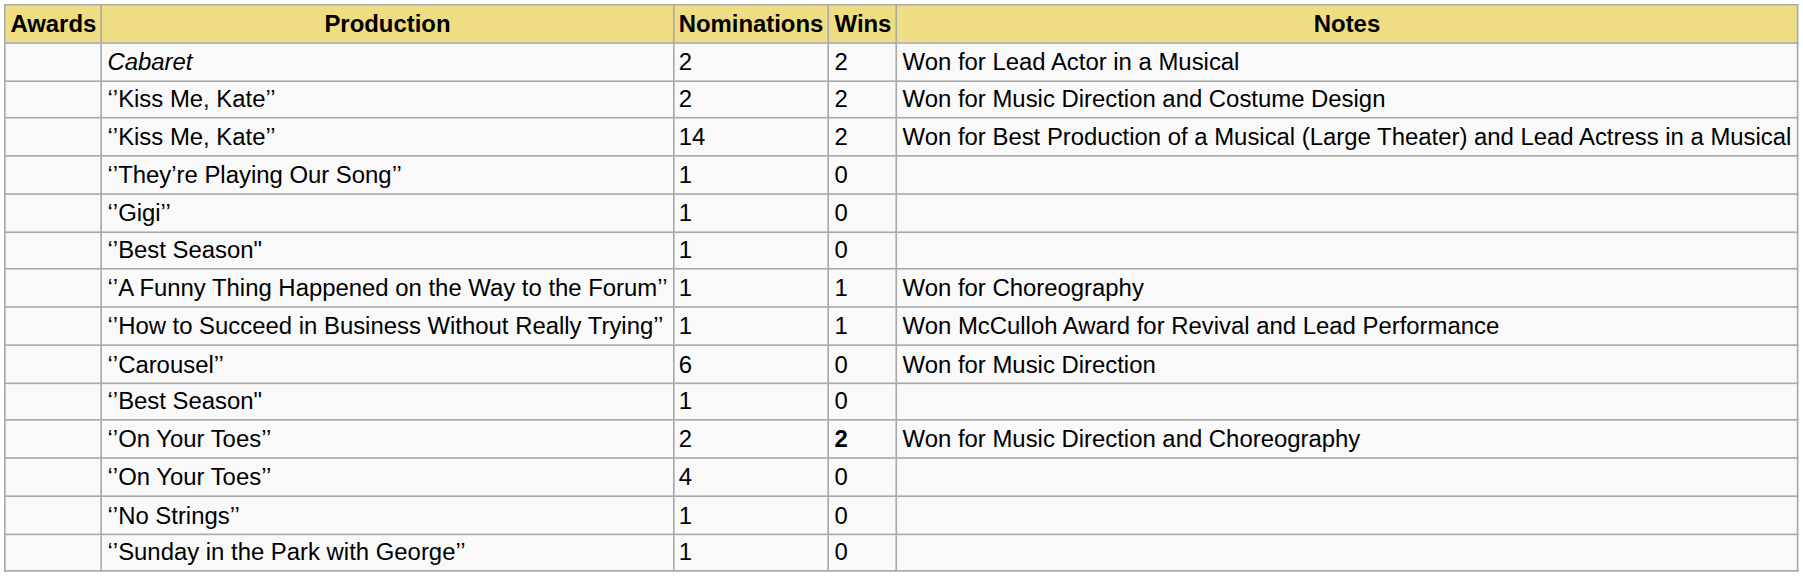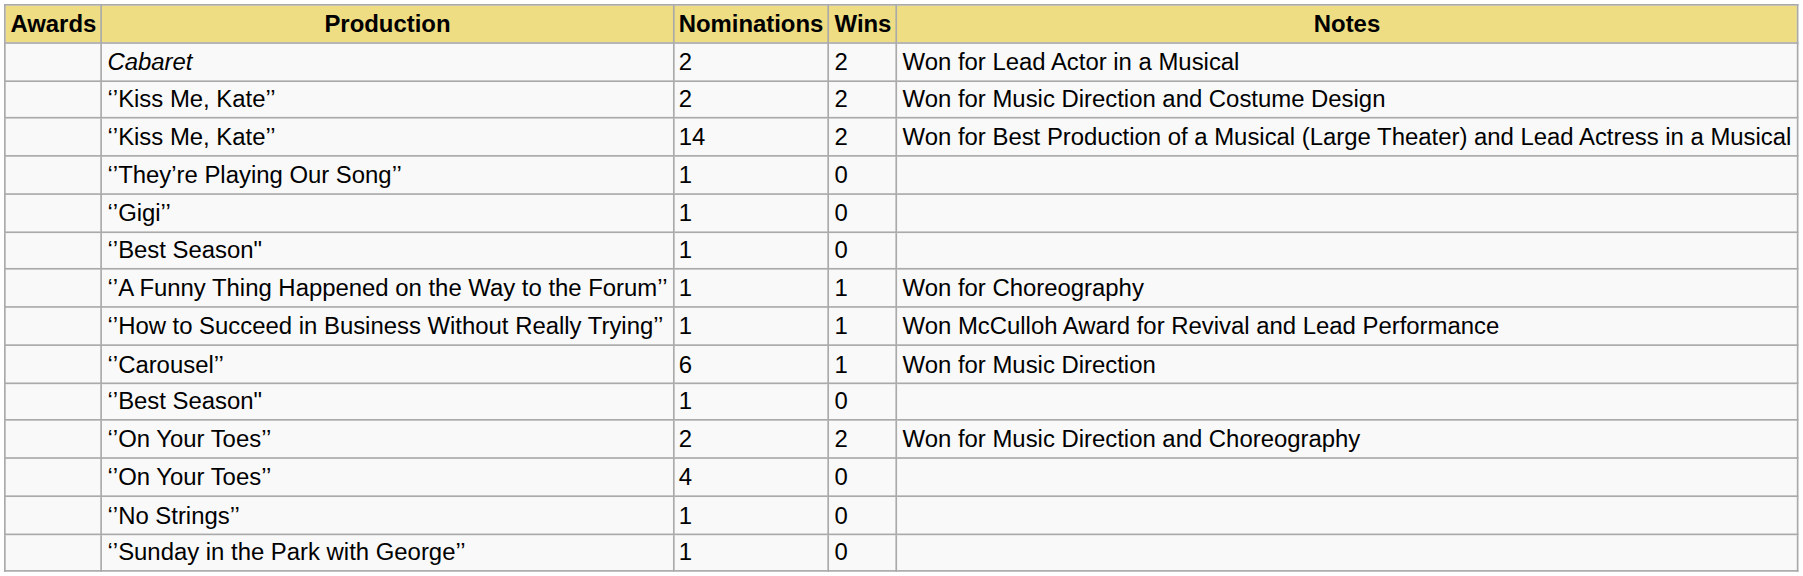(841, 364) 0 -> (841, 364) 1
(841, 440) bold -> (841, 440) normal
